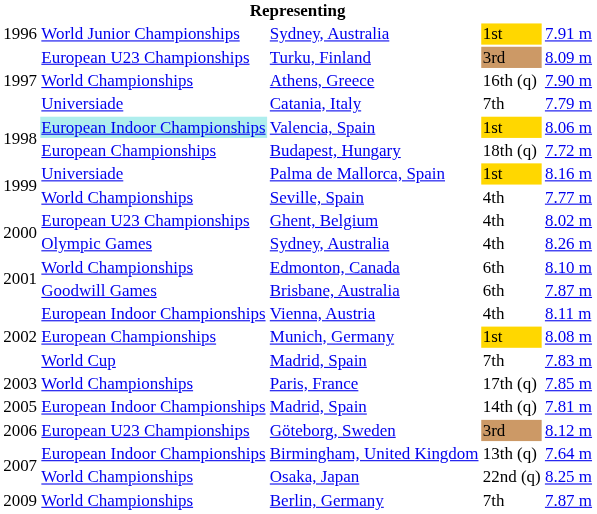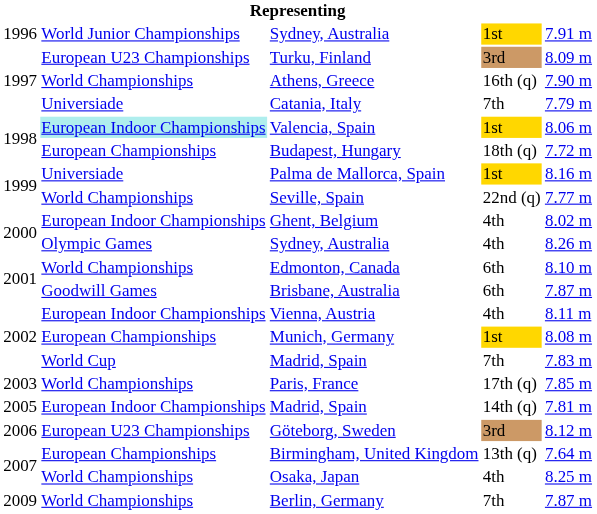(494, 197) 4th -> (512, 197) 22nd (q)
(145, 220) European U23 Championships -> (153, 220) European Indoor Championships
(153, 453) European Indoor Championships -> (129, 453) European Championships
(512, 477) 22nd (q) -> (494, 477) 4th
